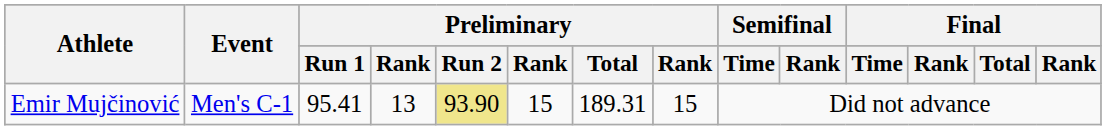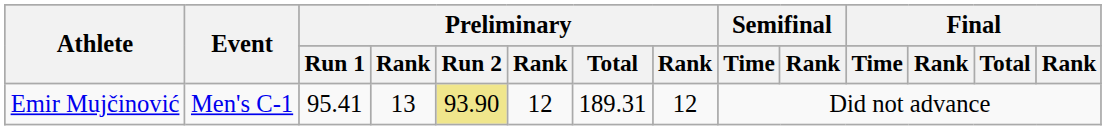(540, 104) 15 -> (540, 104) 12
(685, 104) 15 -> (685, 104) 12
